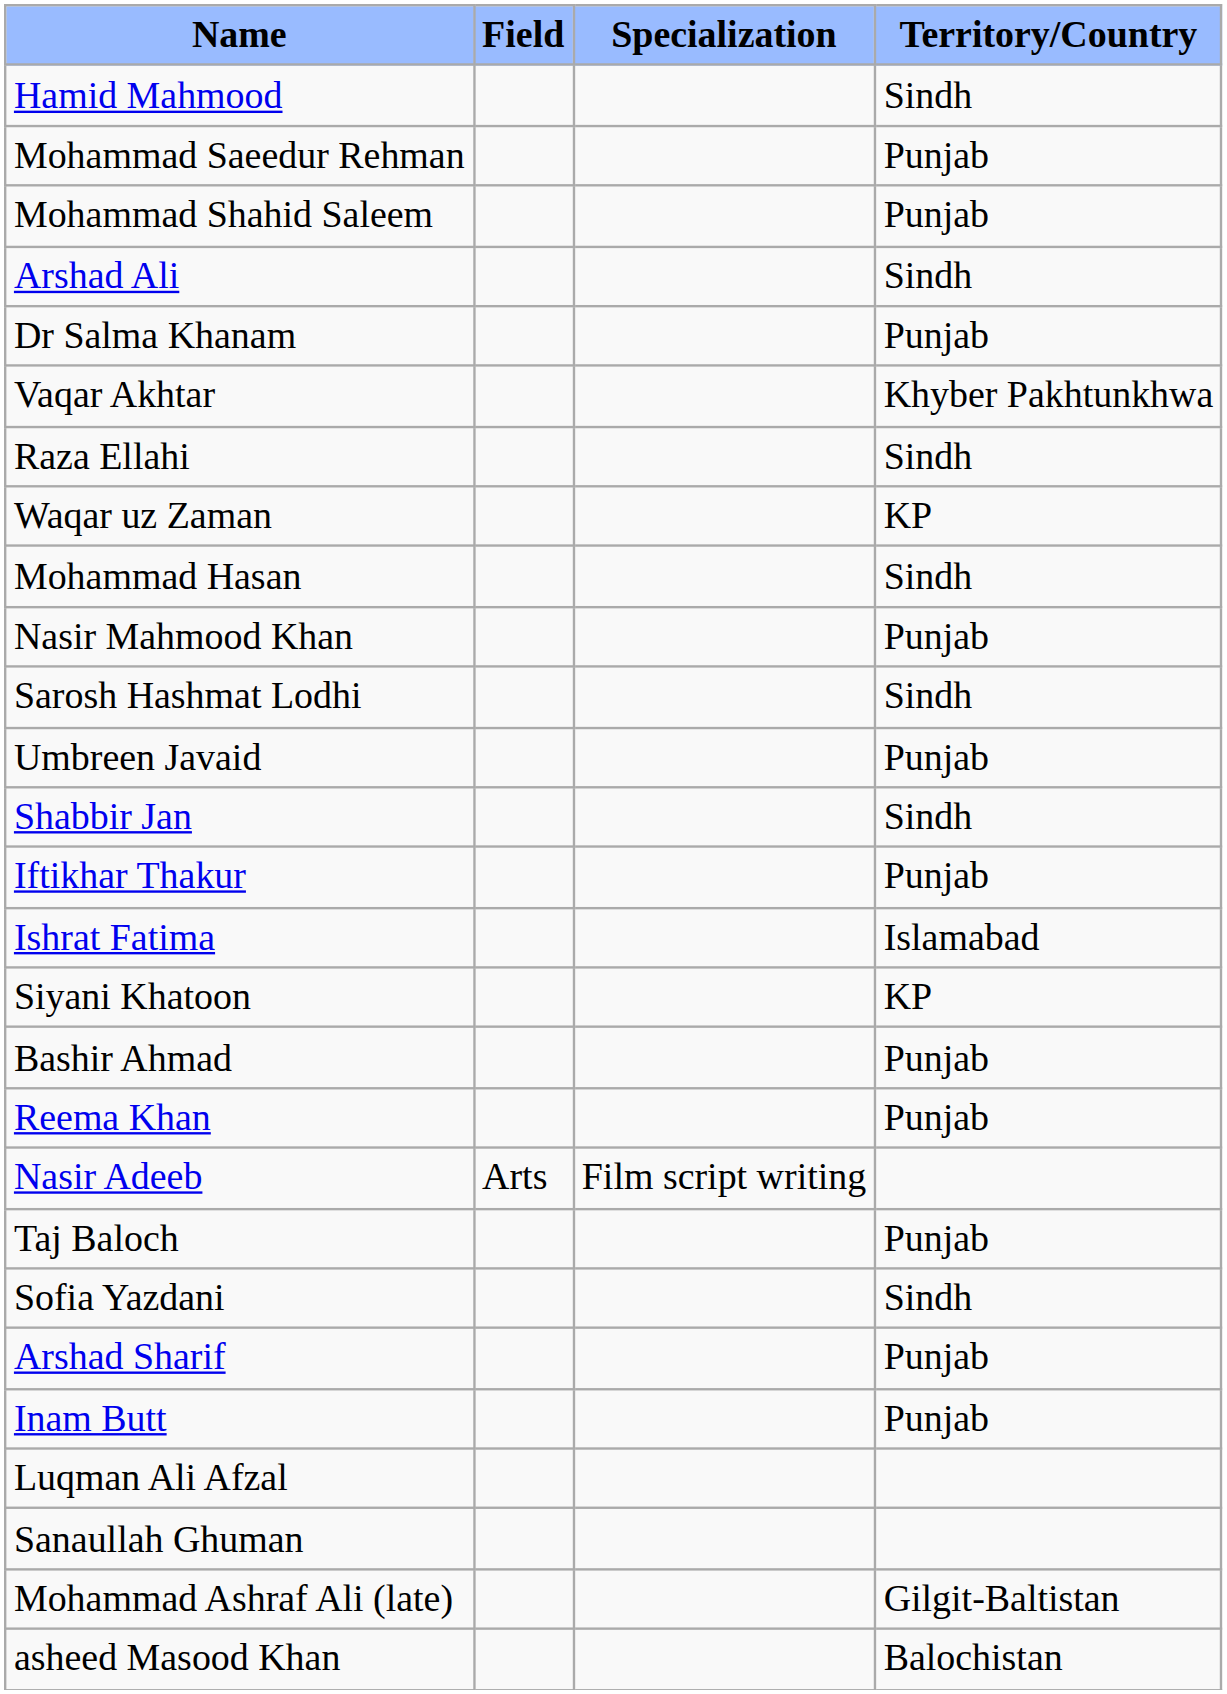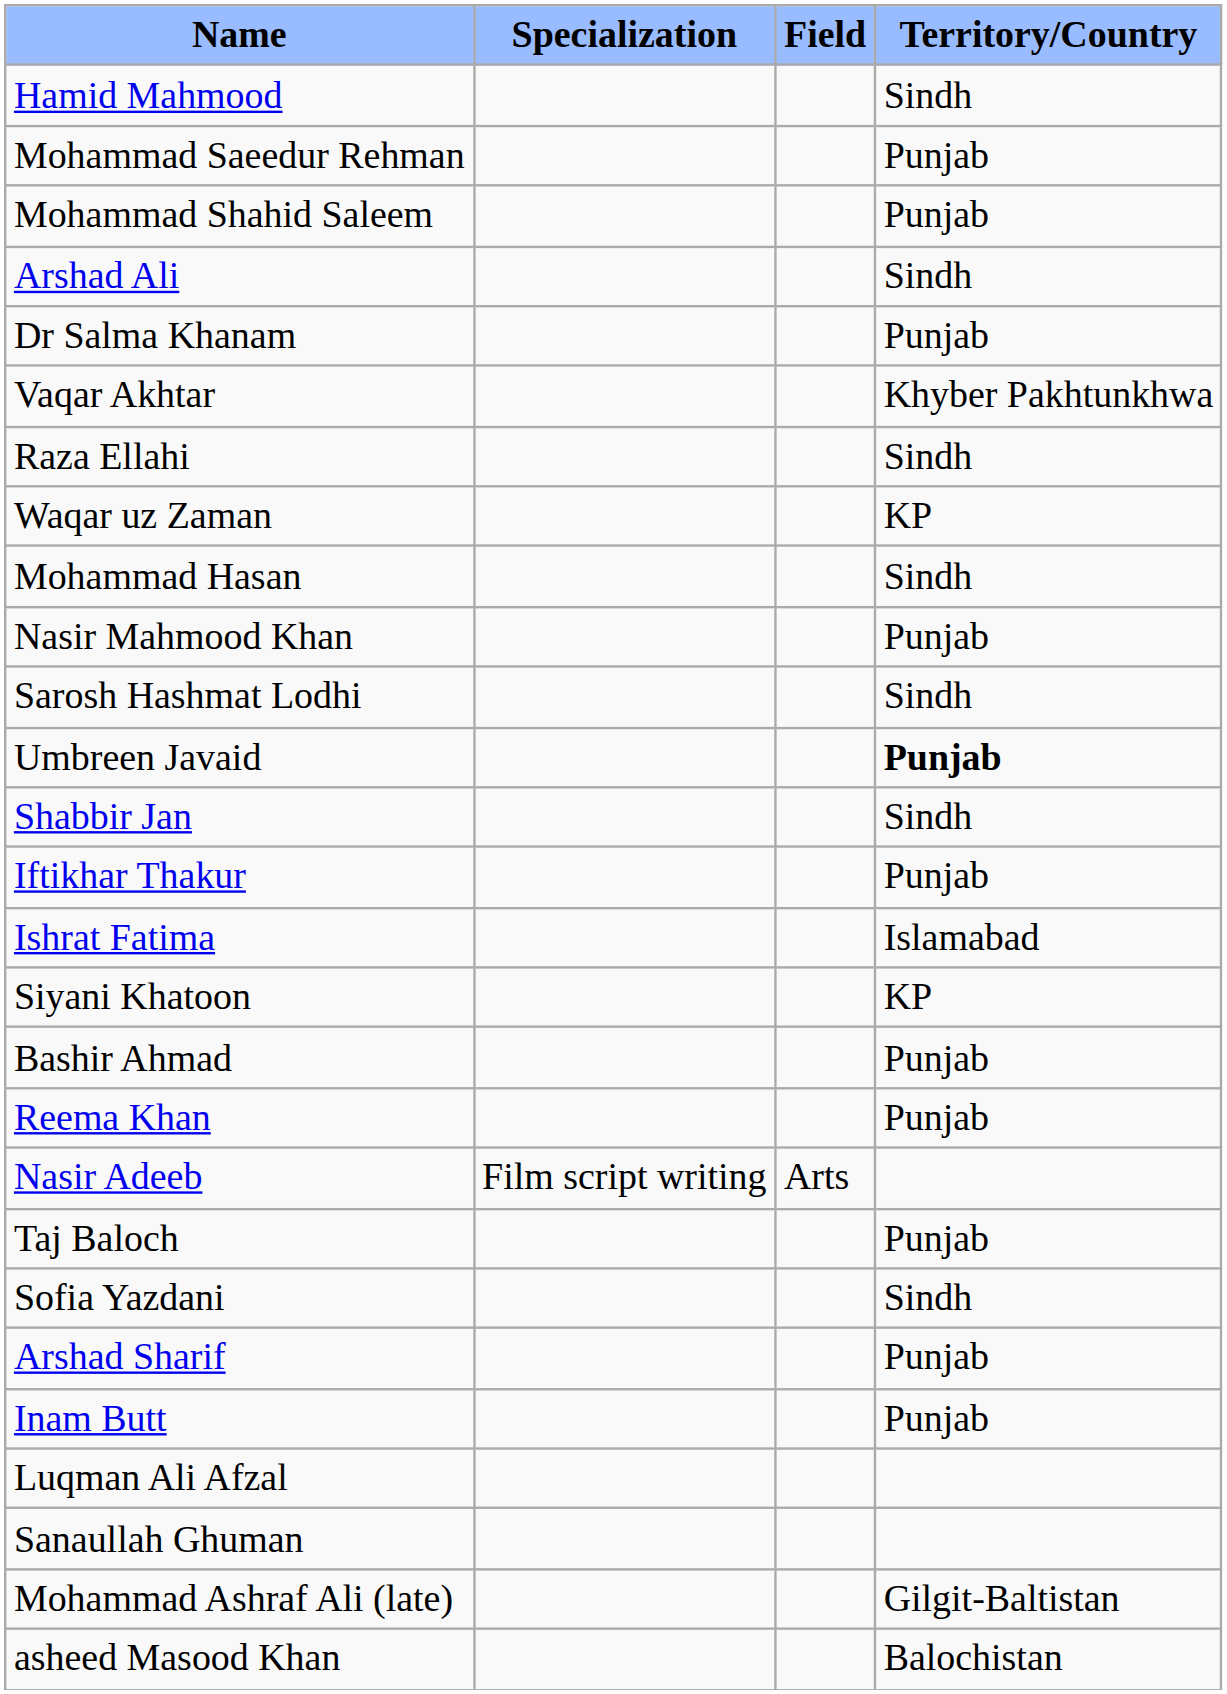columns swapped: (523, 34) <-> (724, 34)
(936, 756) normal -> (943, 756) bold
